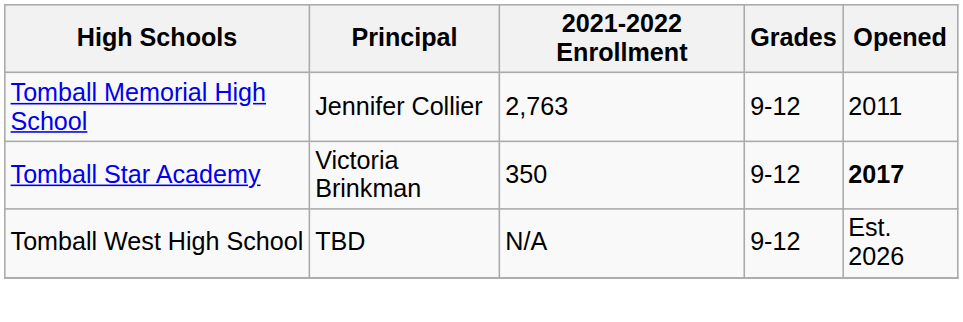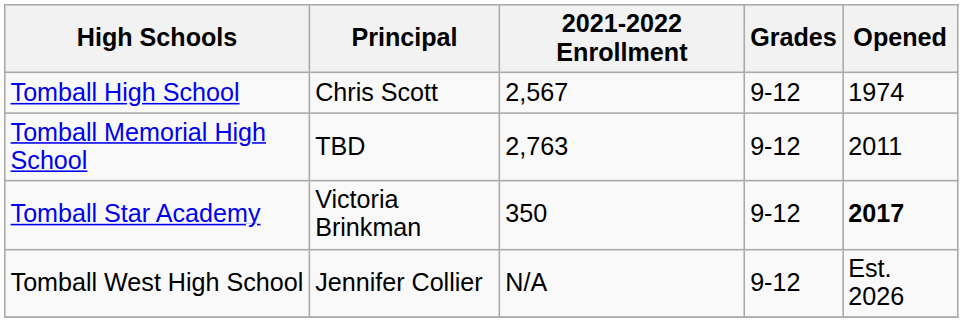+ row: (125, 92)
(399, 106) Jennifer Collier -> (340, 146) TBD
(340, 242) TBD -> (399, 282) Jennifer Collier
